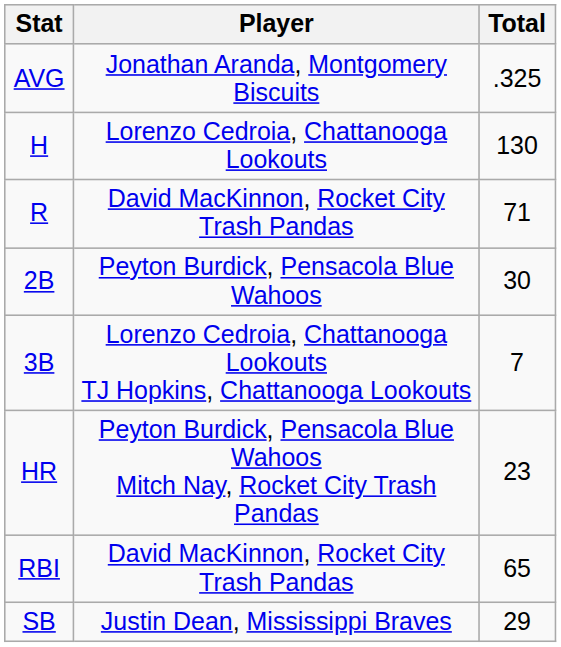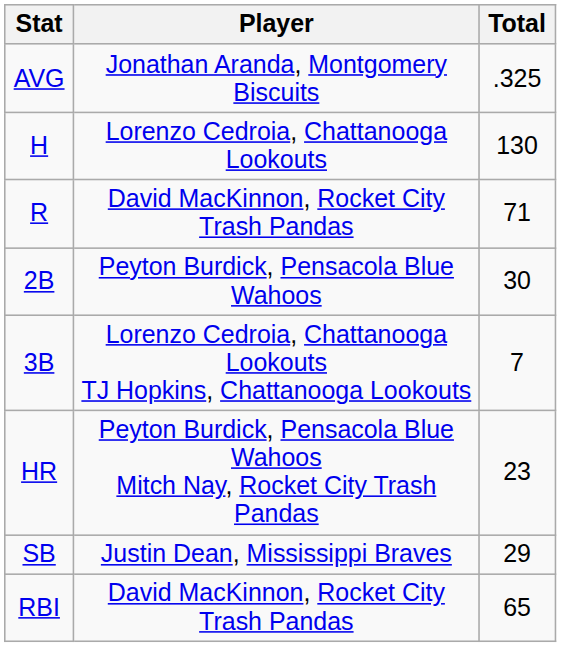rows swapped: (39, 568) <-> (39, 621)
